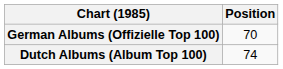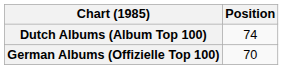rows swapped: (113, 54) <-> (113, 34)
